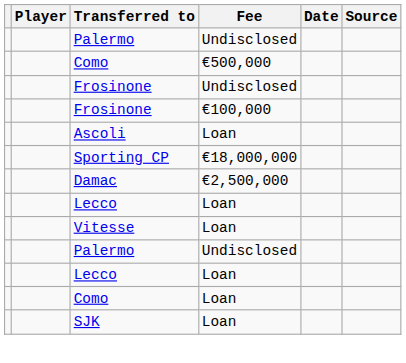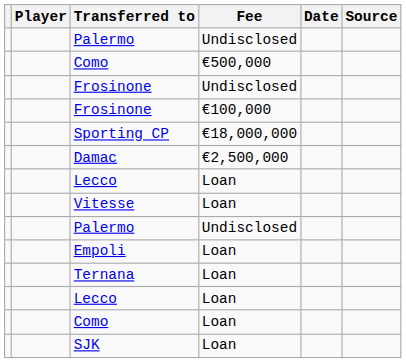- row: (100, 134)
+ row: (100, 251)
+ row: (104, 275)
